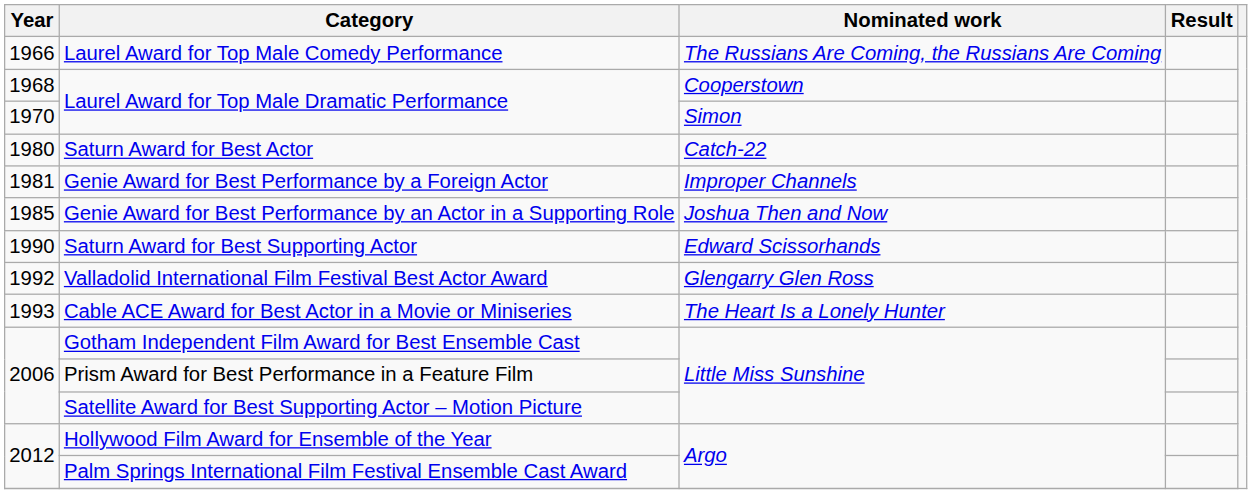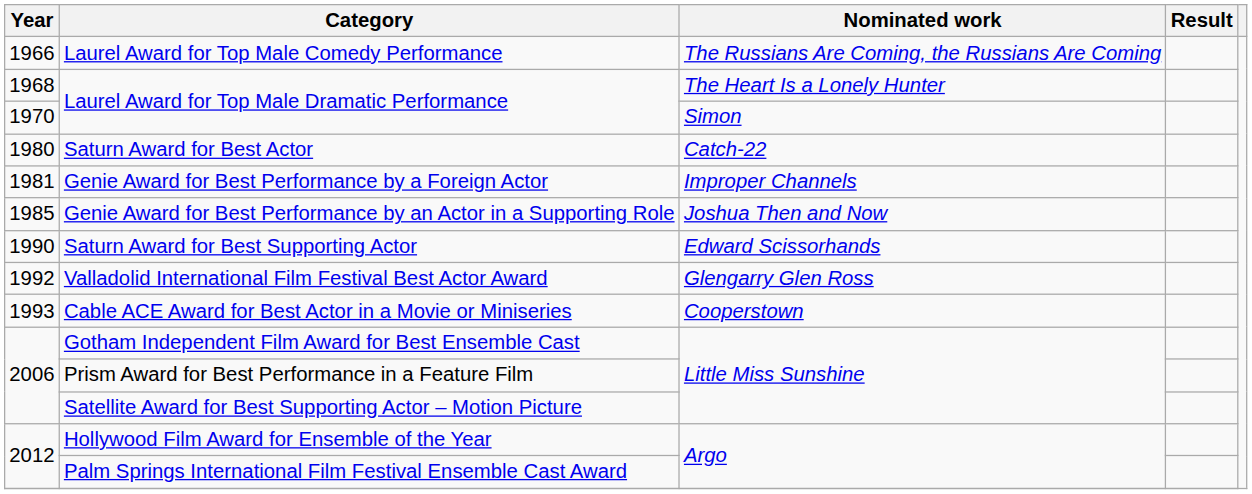(744, 85) Cooperstown -> (814, 85) The Heart Is a Lonely Hunter
(814, 310) The Heart Is a Lonely Hunter -> (744, 310) Cooperstown
